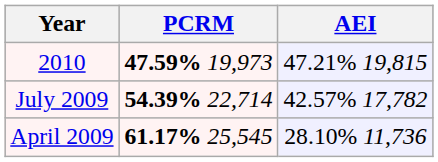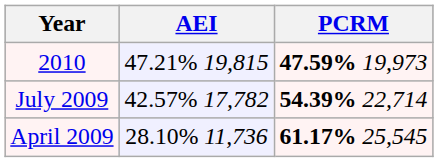columns swapped: (355, 23) <-> (198, 23)
